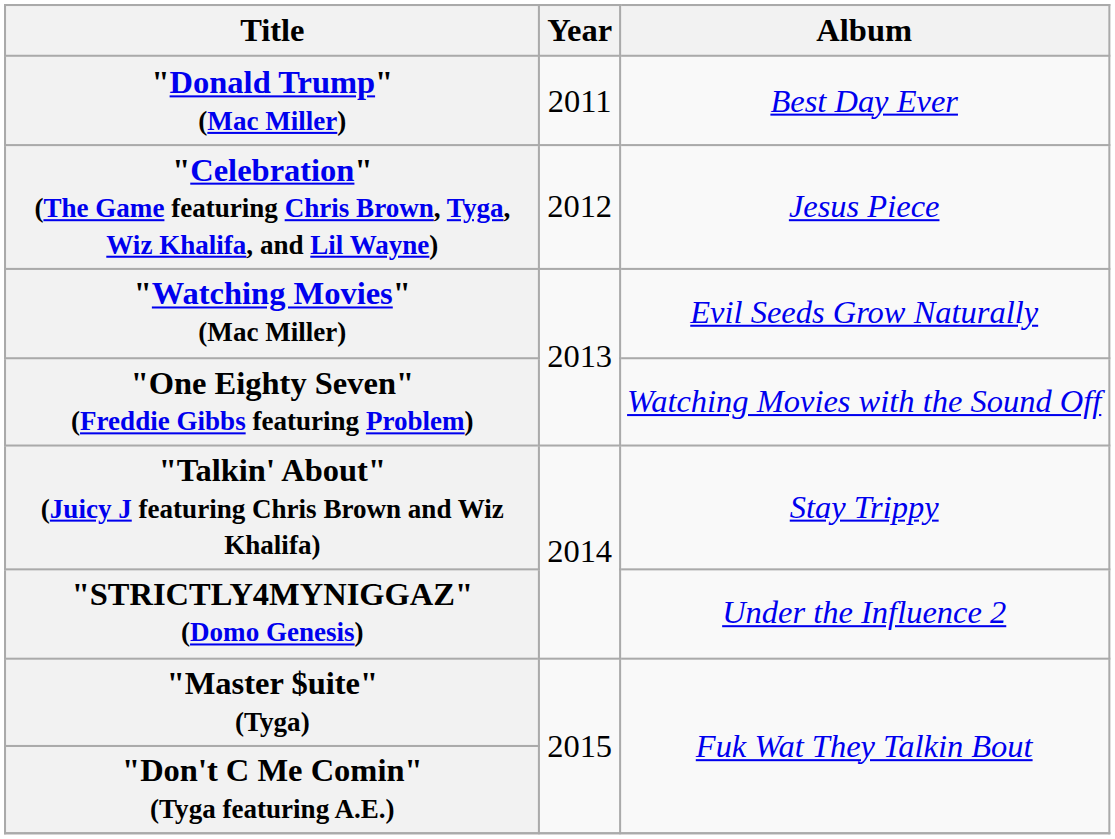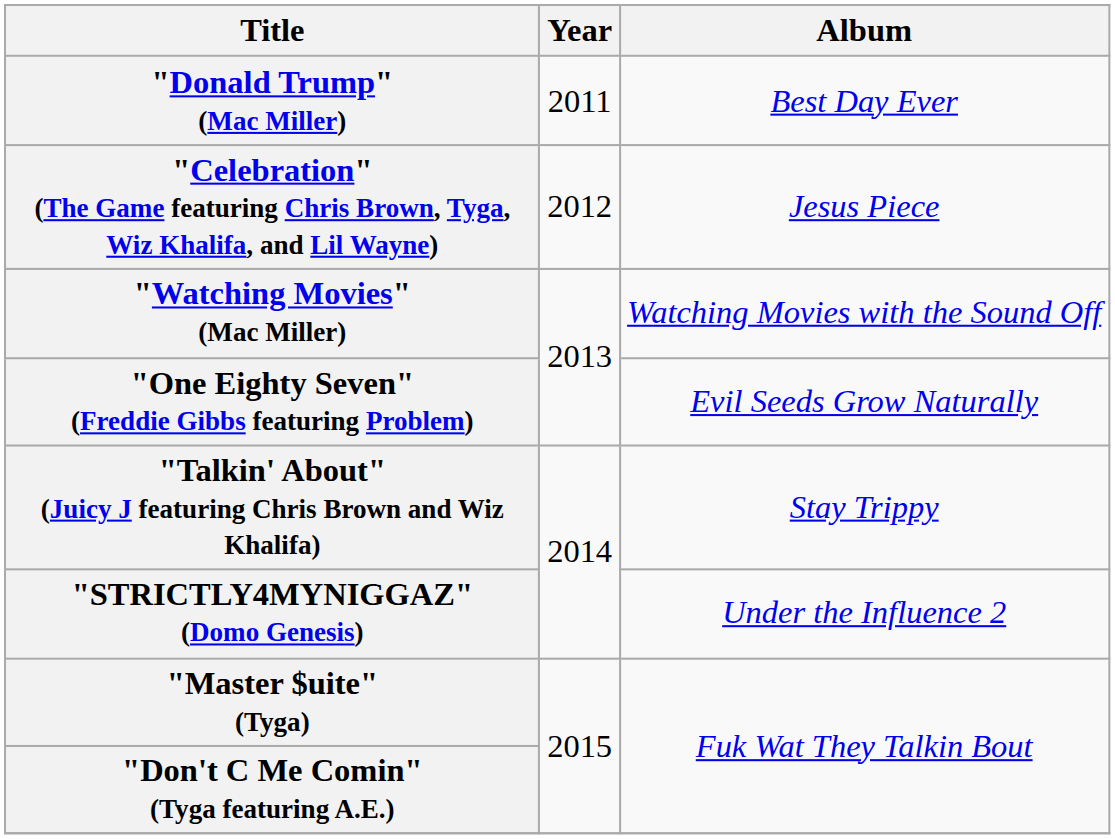(864, 312) Evil Seeds Grow Naturally -> (864, 312) Watching Movies with the Sound Off
(864, 400) Watching Movies with the Sound Off -> (864, 400) Evil Seeds Grow Naturally
